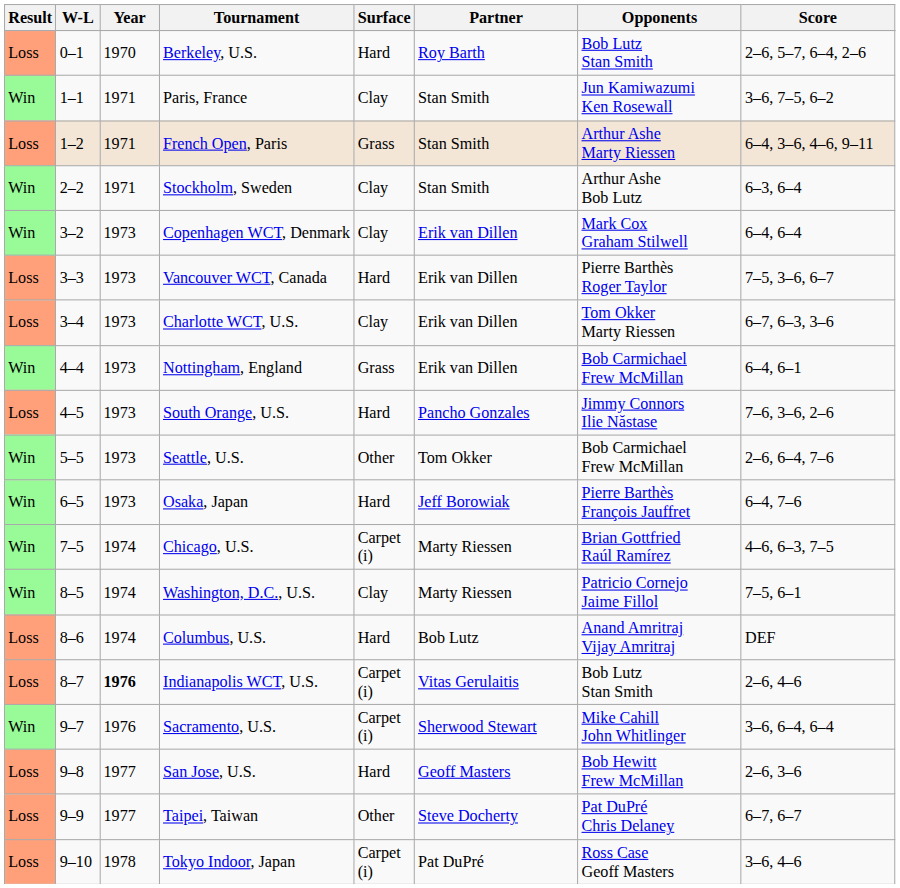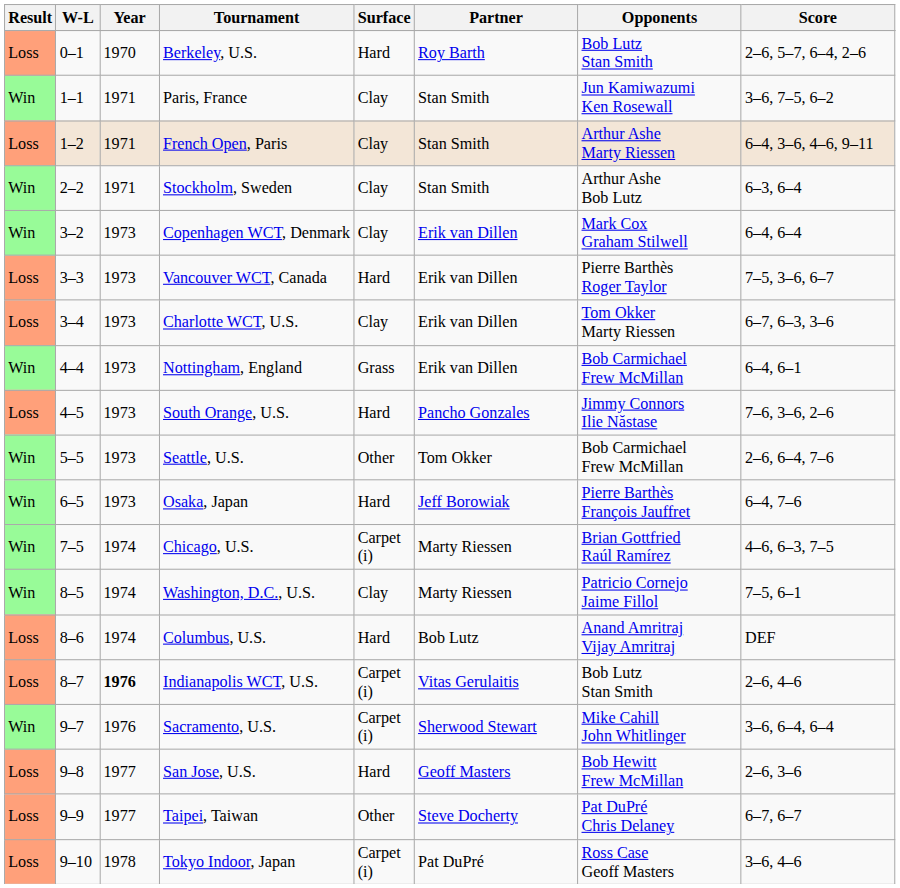(376, 142) Grass -> (373, 142) Clay
